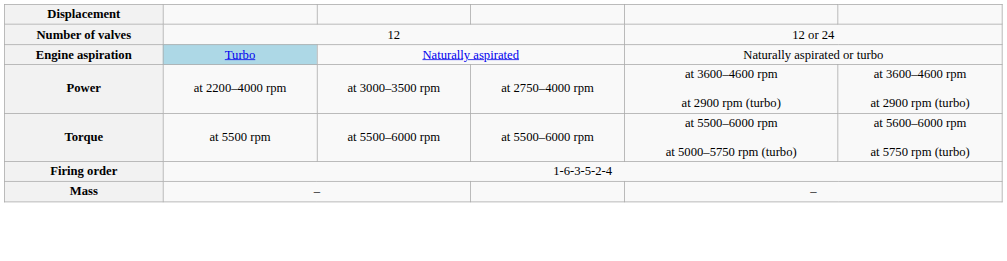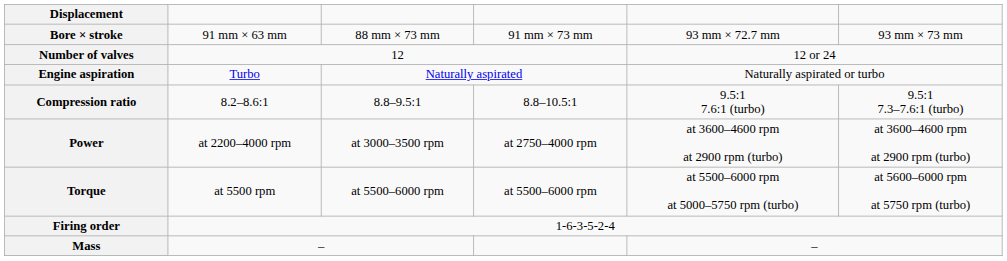+ row: (86, 34)
(240, 54) lightblue background -> (245, 74) no background
+ row: (86, 101)
